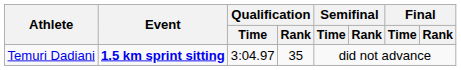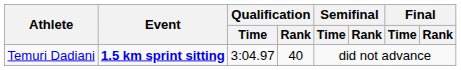(296, 55) 35 -> (296, 55) 40
